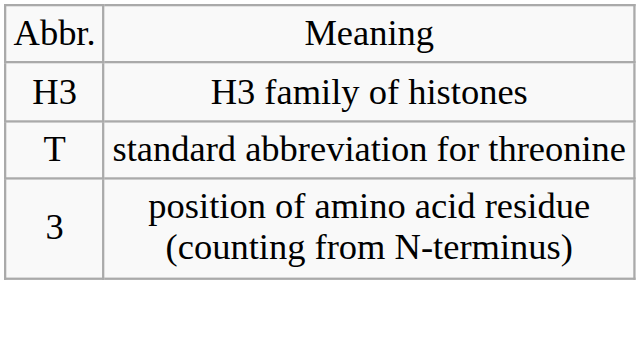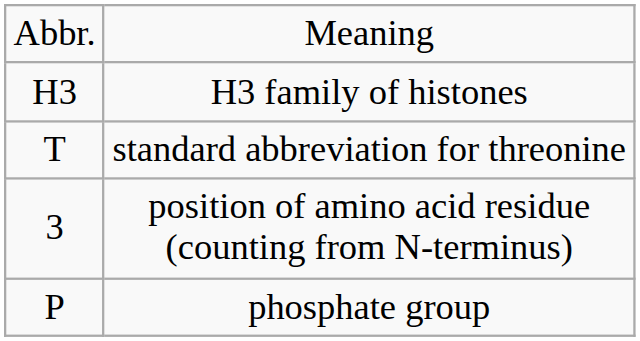+ row: (369, 305)
